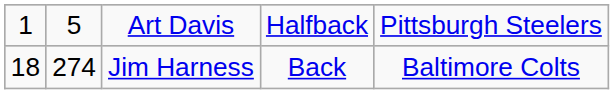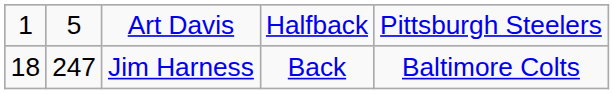(74, 66) 274 -> (74, 66) 247
